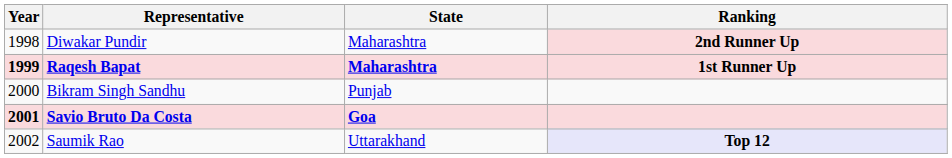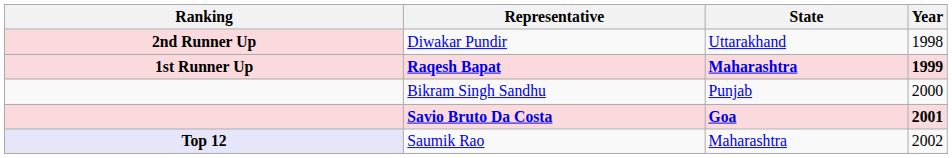columns swapped: (24, 16) <-> (747, 16)
(387, 41) Maharashtra -> (747, 41) Uttarakhand
(387, 141) Uttarakhand -> (748, 141) Maharashtra
